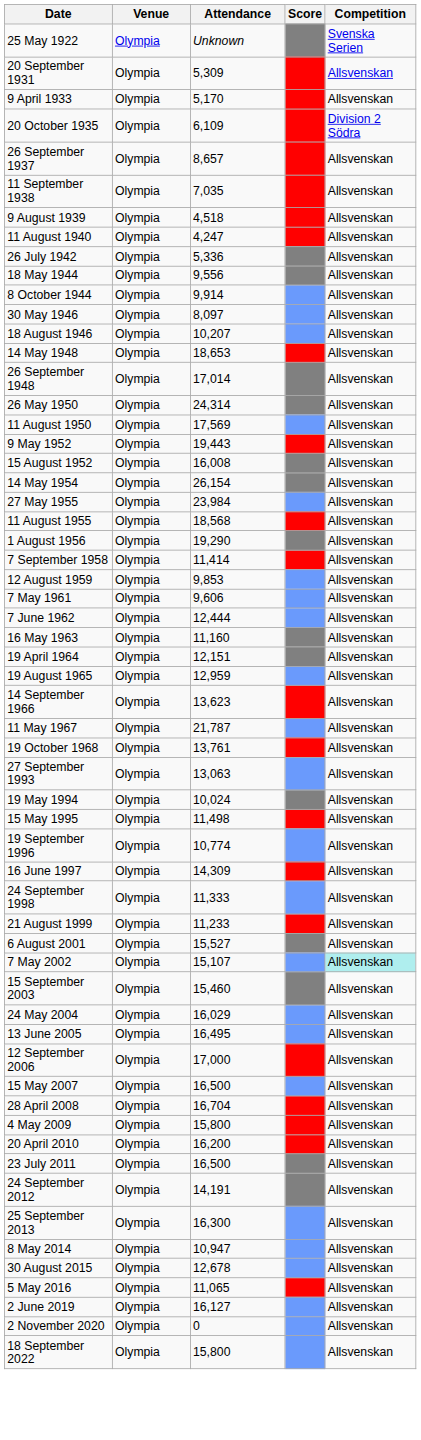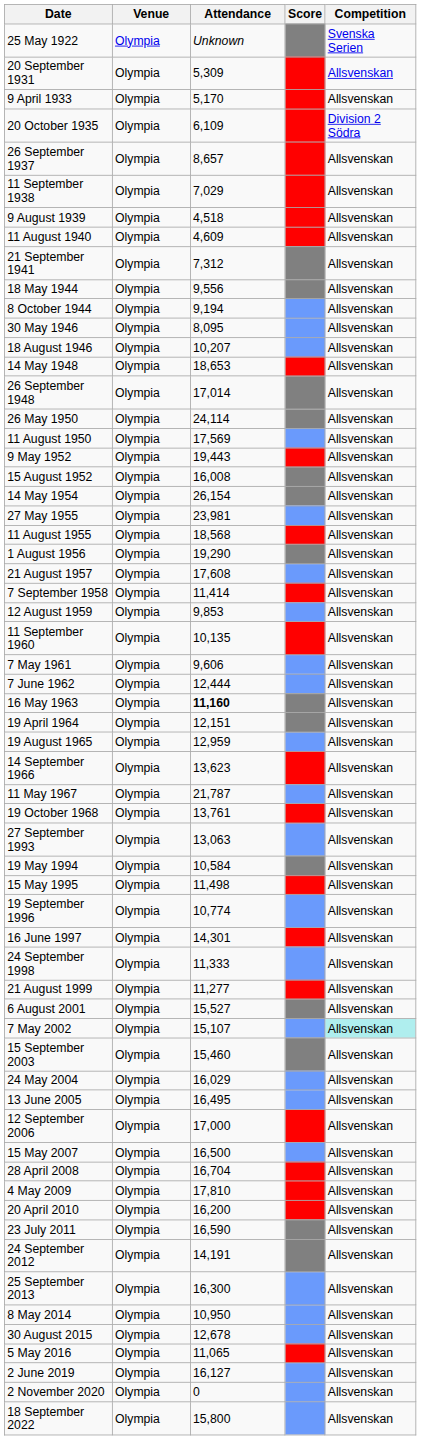(208, 192) 7,035 -> (208, 192) 7,029
(208, 237) 4,247 -> (208, 237) 4,609
+ row: (46, 263)
- row: (42, 257)
(208, 295) 9,914 -> (208, 309) 9,194
(208, 315) 8,097 -> (208, 328) 8,095
(212, 405) 24,314 -> (211, 419) 24,114
(212, 502) 23,984 -> (212, 516) 23,981
+ row: (50, 574)
+ row: (45, 639)
(211, 638) normal -> (211, 703) bold
(212, 800) 10,024 -> (212, 866) 10,584
(212, 872) 14,309 -> (212, 938) 14,301
(211, 924) 11,233 -> (211, 990) 11,277
(212, 1125) 15,800 -> (212, 1191) 17,810
(212, 1164) 16,500 -> (212, 1230) 16,590
(212, 1249) 10,947 -> (212, 1315) 10,950
